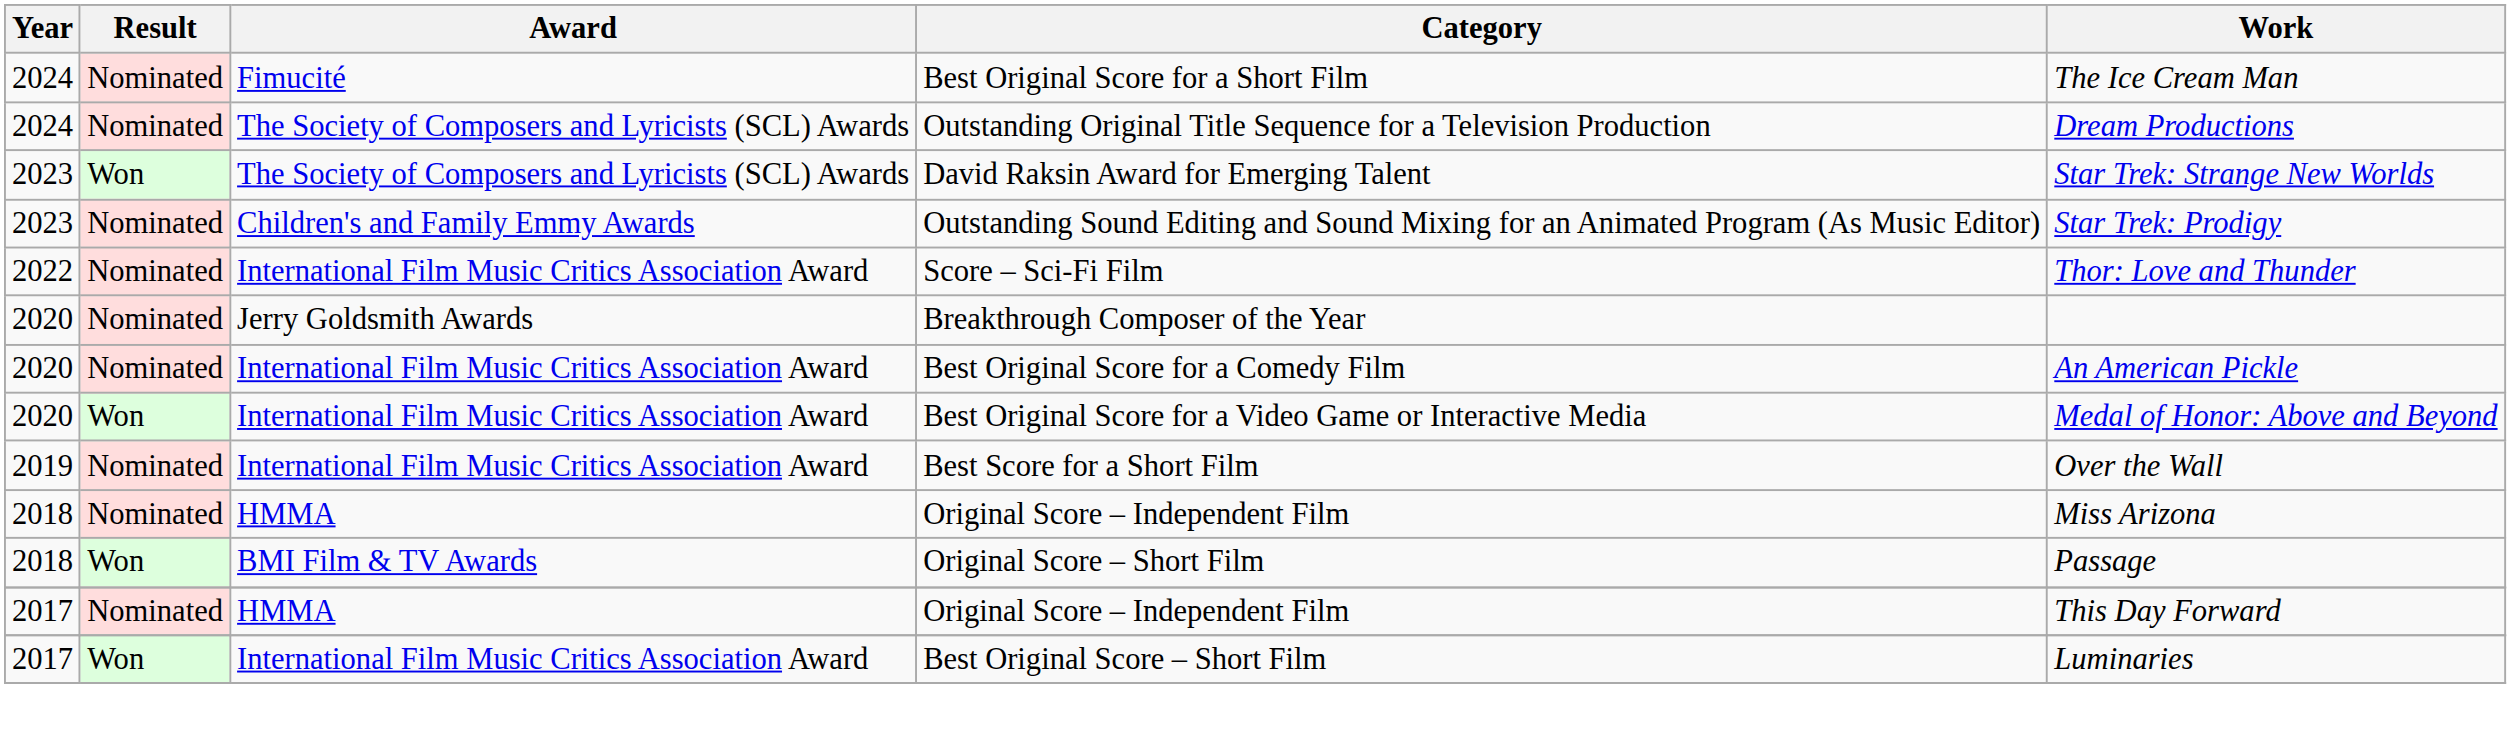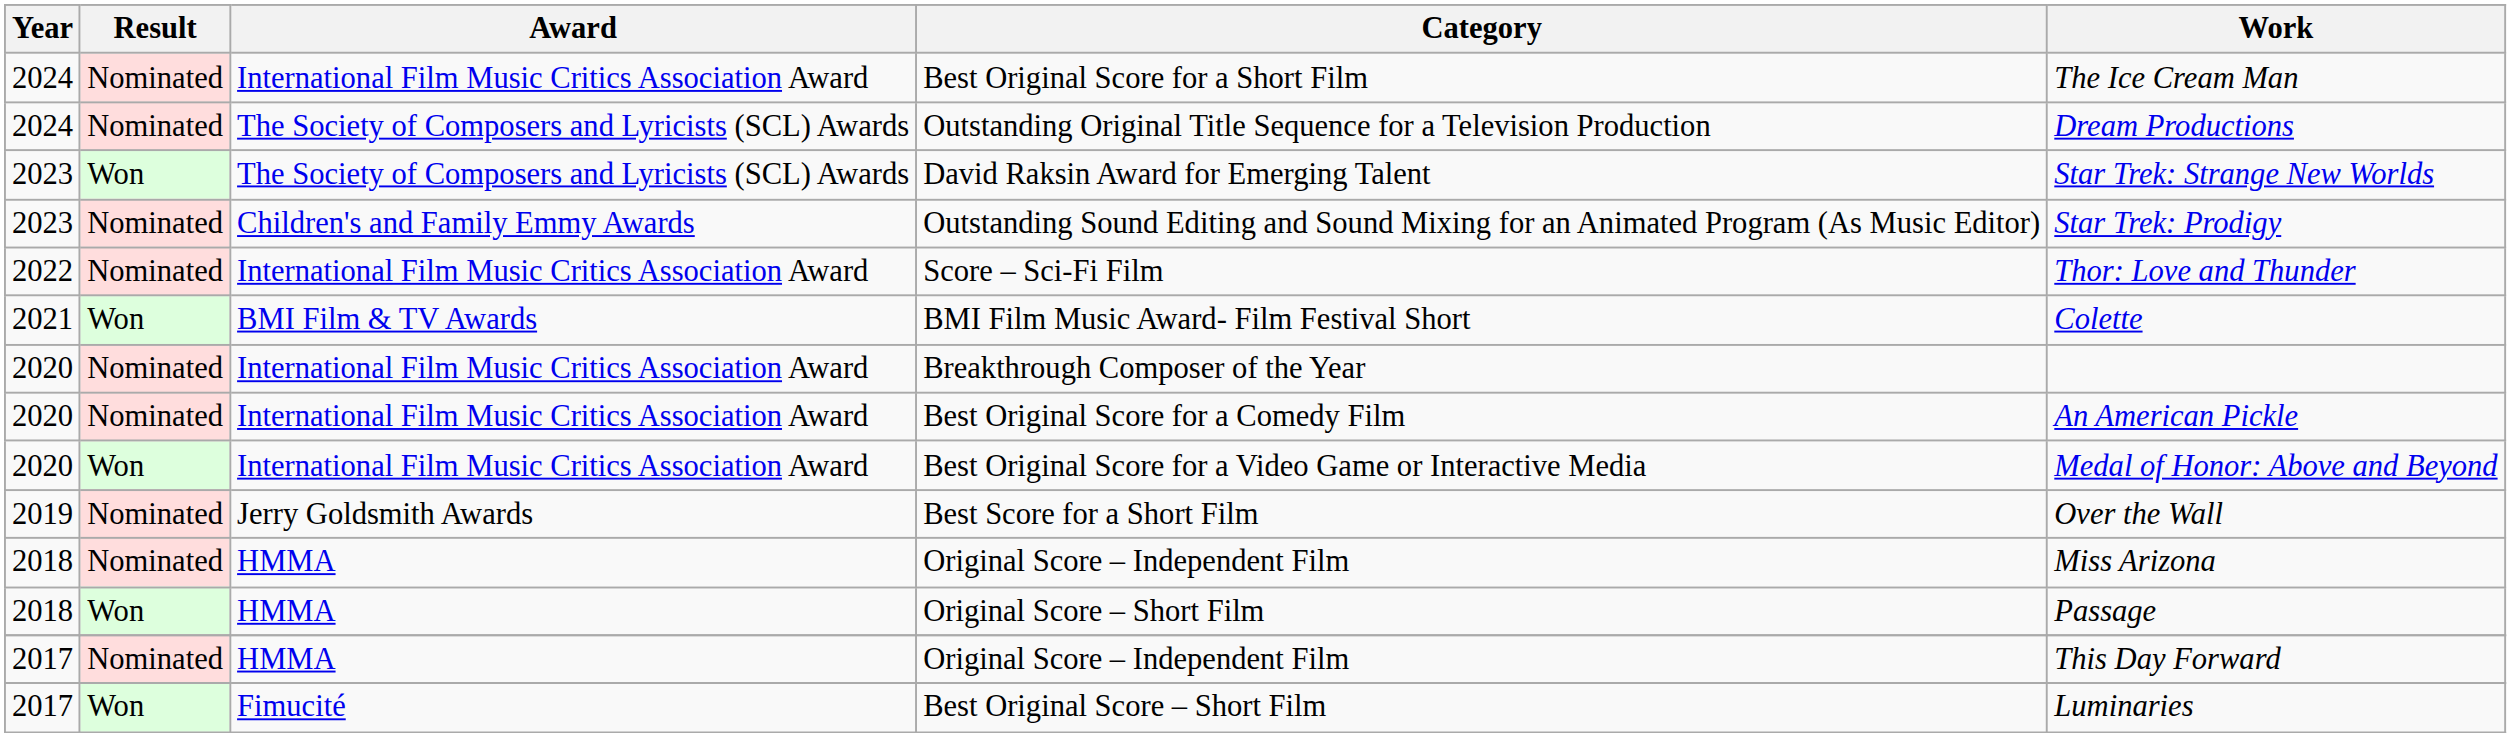(291, 77) Fimucité -> (553, 77) International Film Music Critics Association Award
+ row: (43, 319)
(385, 319) Jerry Goldsmith Awards -> (553, 367) International Film Music Critics Association Award
(553, 464) International Film Music Critics Association Award -> (385, 513) Jerry Goldsmith Awards
(387, 561) BMI Film & TV Awards -> (286, 610) HMMA
(553, 658) International Film Music Critics Association Award -> (291, 707) Fimucité
